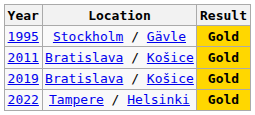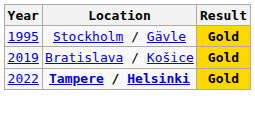- row: (23, 57)
(119, 100) normal -> (119, 79) bold
